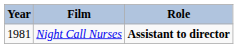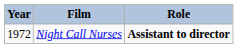(19, 34) 1981 -> (19, 34) 1972
